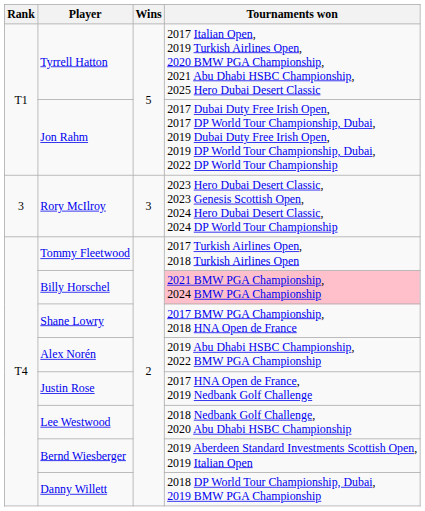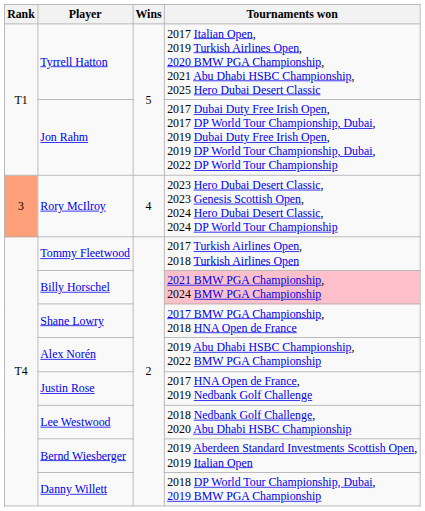(21, 206) no background -> (21, 206) lightsalmon background
(149, 206) 3 -> (149, 206) 4
